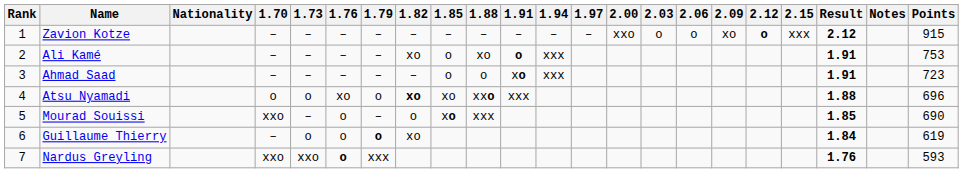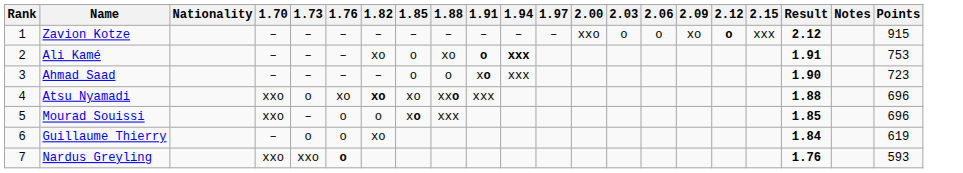- column: (378, 14)
(554, 55) normal -> (519, 55) bold
(842, 76) 1.91 -> (806, 76) 1.90
(273, 96) o -> (273, 96) xxo
(934, 117) 690 -> (898, 117) 696
